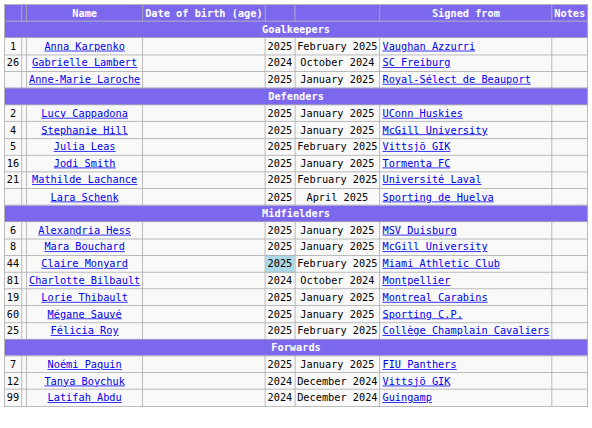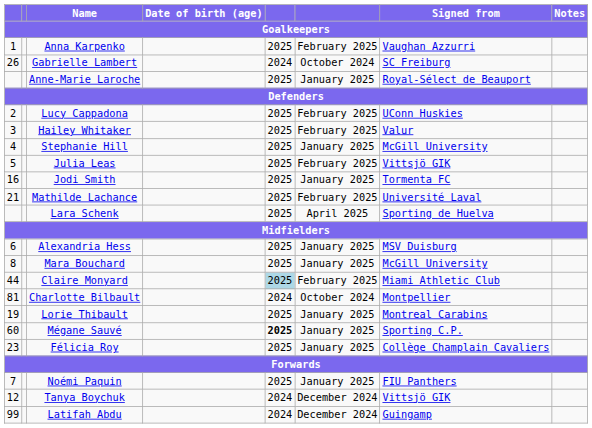(337, 113) January 2025 -> (337, 113) February 2025
+ row: (85, 130)
(280, 314) normal -> (280, 331) bold
(13, 331) 25 -> (13, 348) 23
(337, 331) February 2025 -> (337, 348) January 2025
